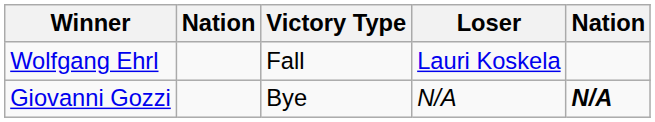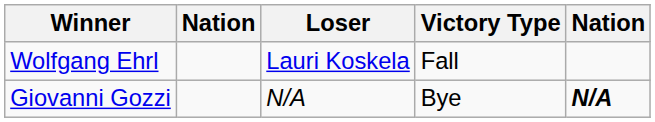columns swapped: (336, 23) <-> (489, 23)
